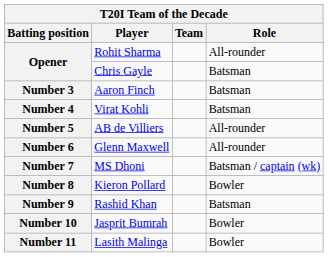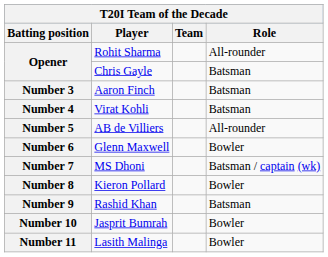(237, 147) All-rounder -> (226, 147) Bowler
